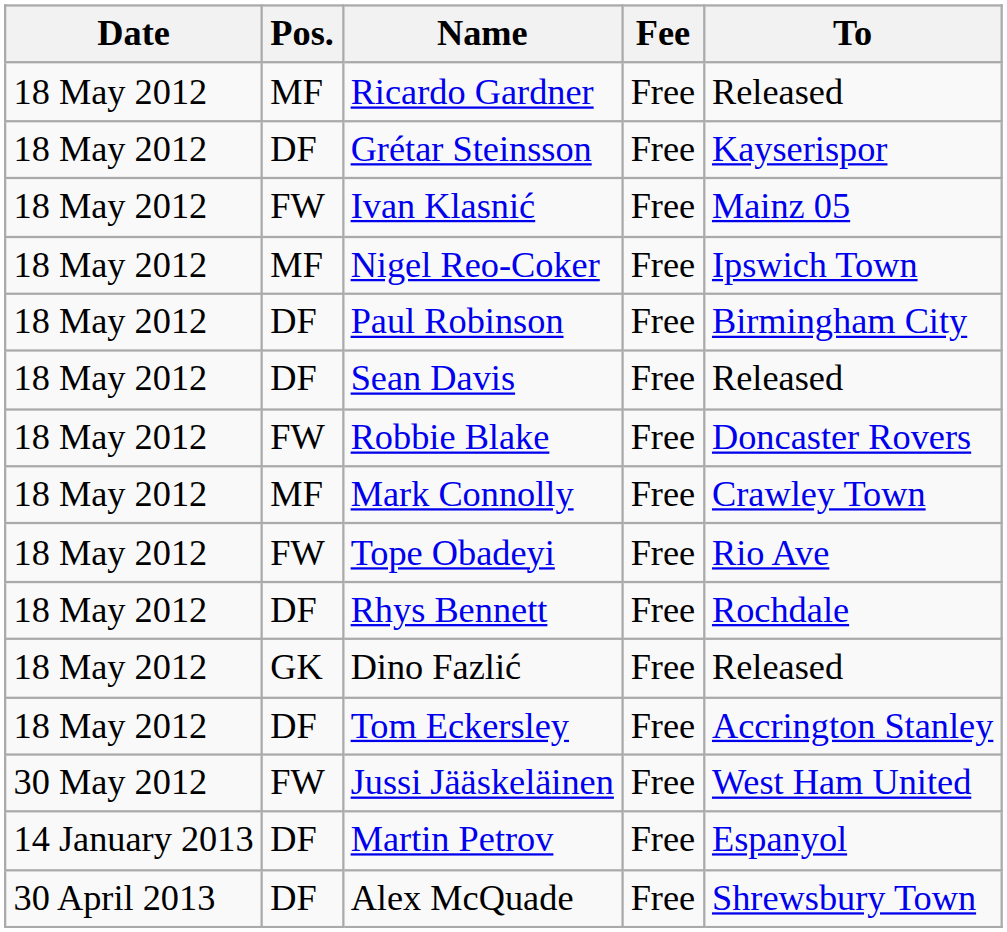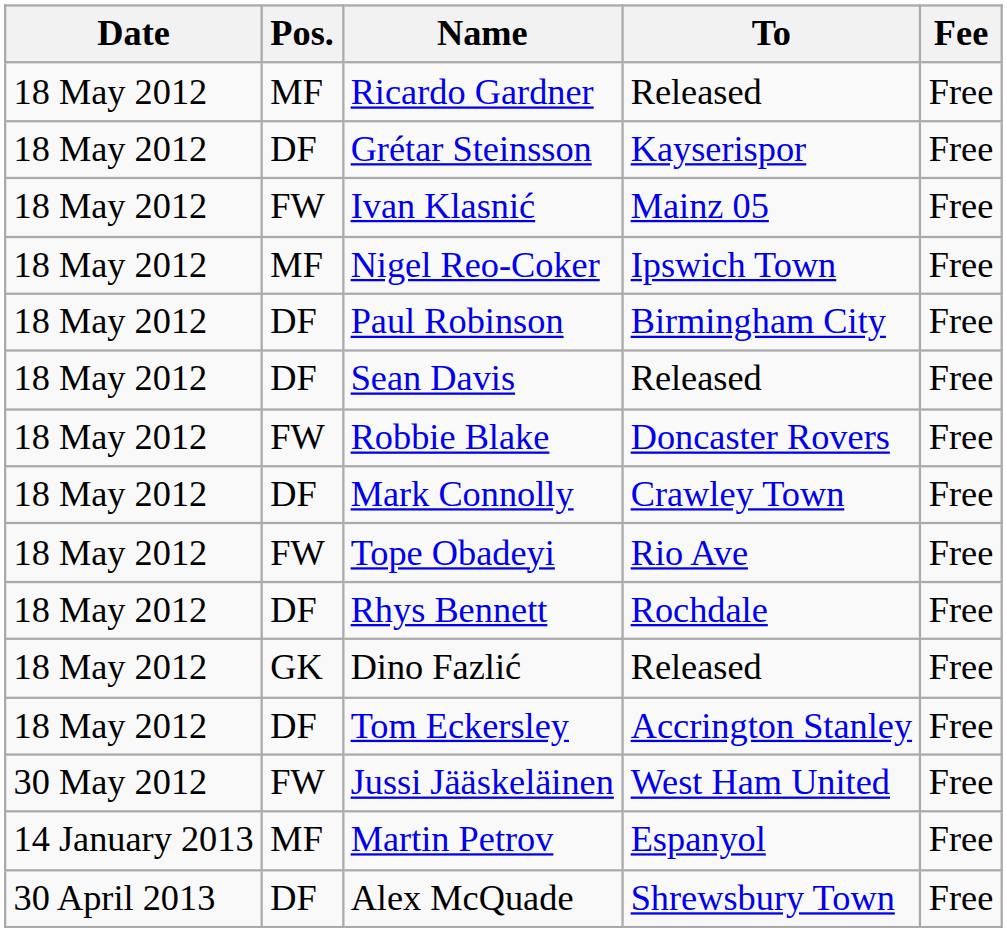columns swapped: (853, 33) <-> (663, 33)
(297, 494) MF -> (294, 494) DF
(294, 840) DF -> (297, 840) MF
